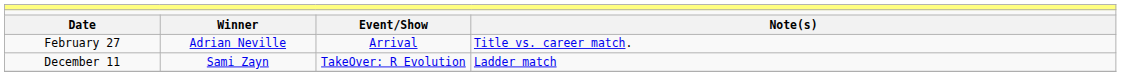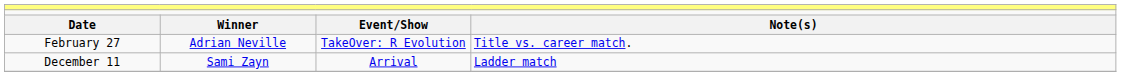(393, 43) Arrival -> (393, 43) TakeOver: R Evolution
(393, 62) TakeOver: R Evolution -> (393, 62) Arrival
